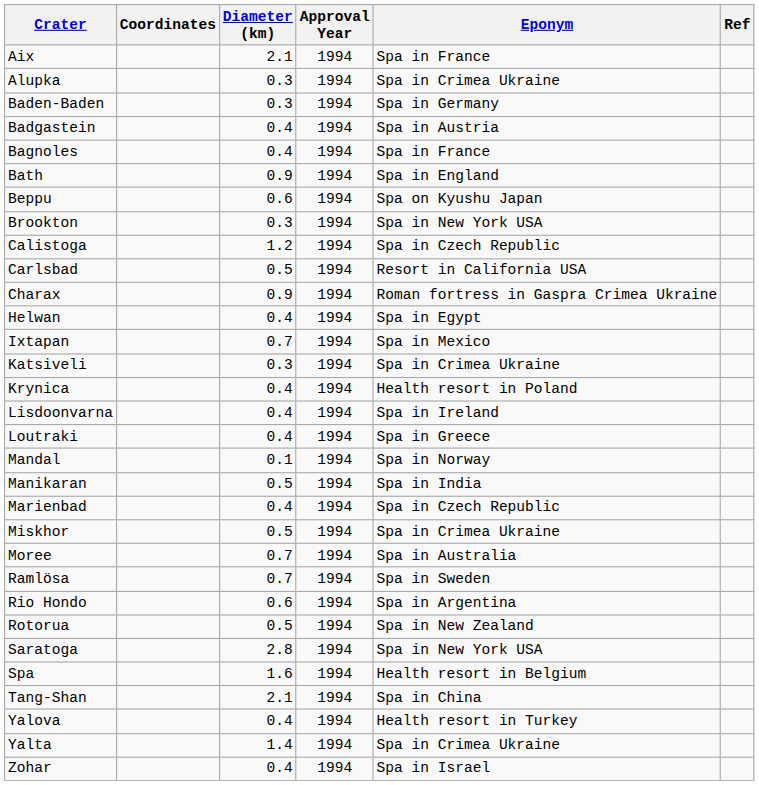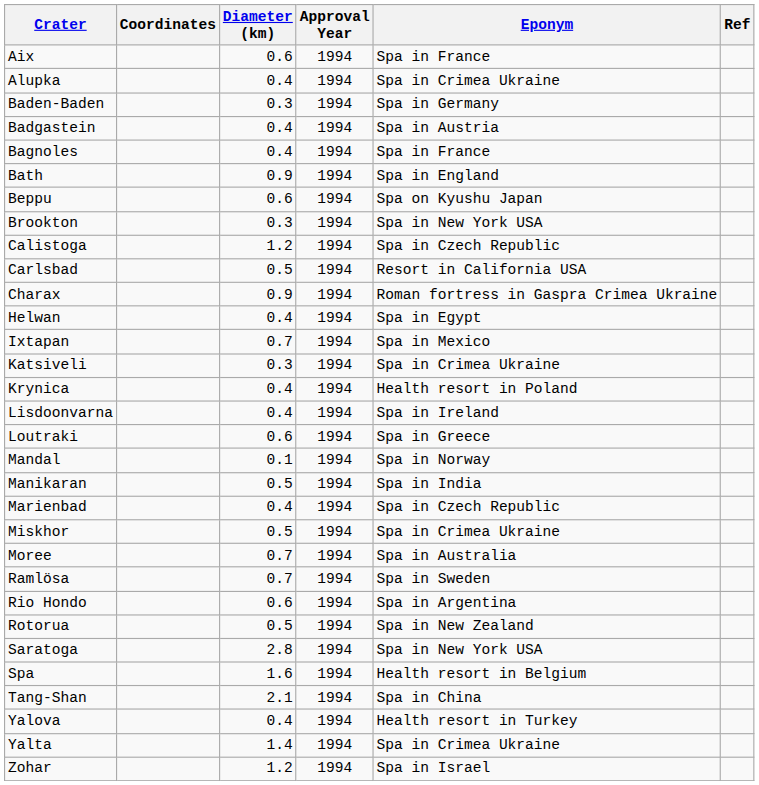(280, 57) 2.1 -> (280, 57) 0.6
(280, 81) 0.3 -> (280, 81) 0.4
(280, 437) 0.4 -> (280, 437) 0.6
(280, 769) 0.4 -> (280, 769) 1.2
